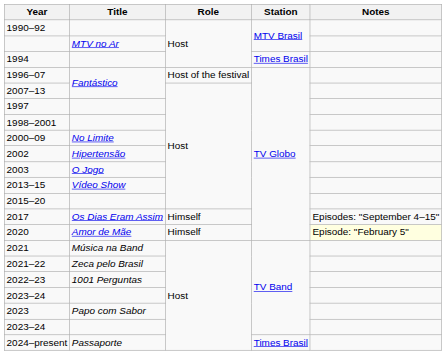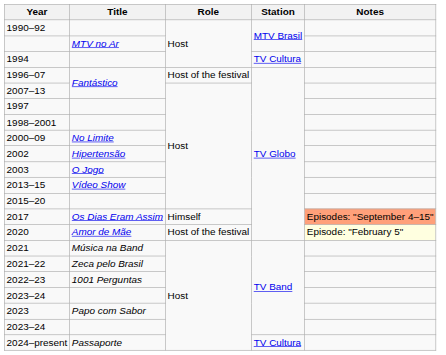(281, 59) Times Brasil -> (277, 59) TV Cultura
(376, 216) no background -> (370, 216) lightsalmon background
(184, 232) Himself -> (208, 232) Host of the festival
(281, 342) Times Brasil -> (277, 342) TV Cultura
